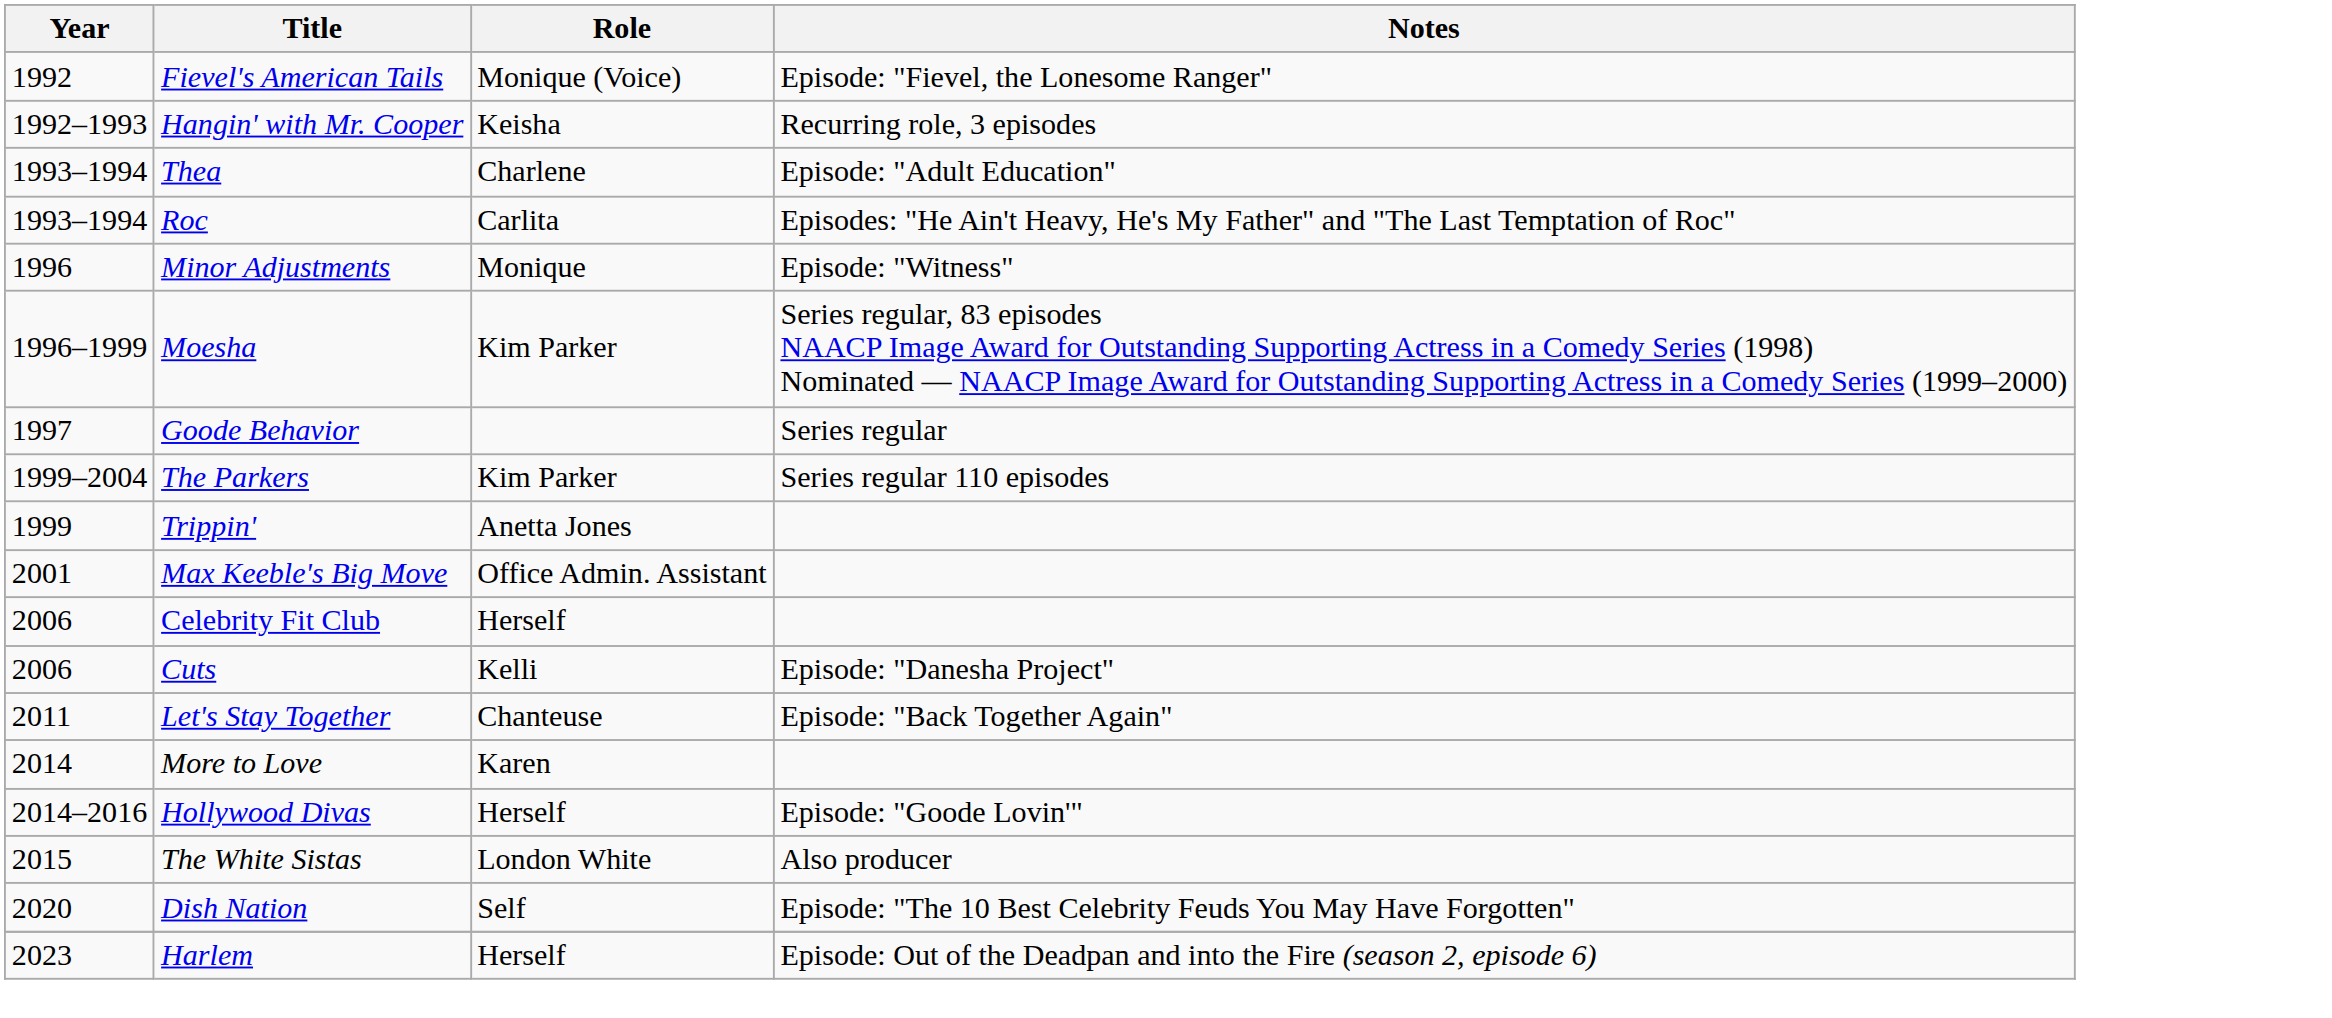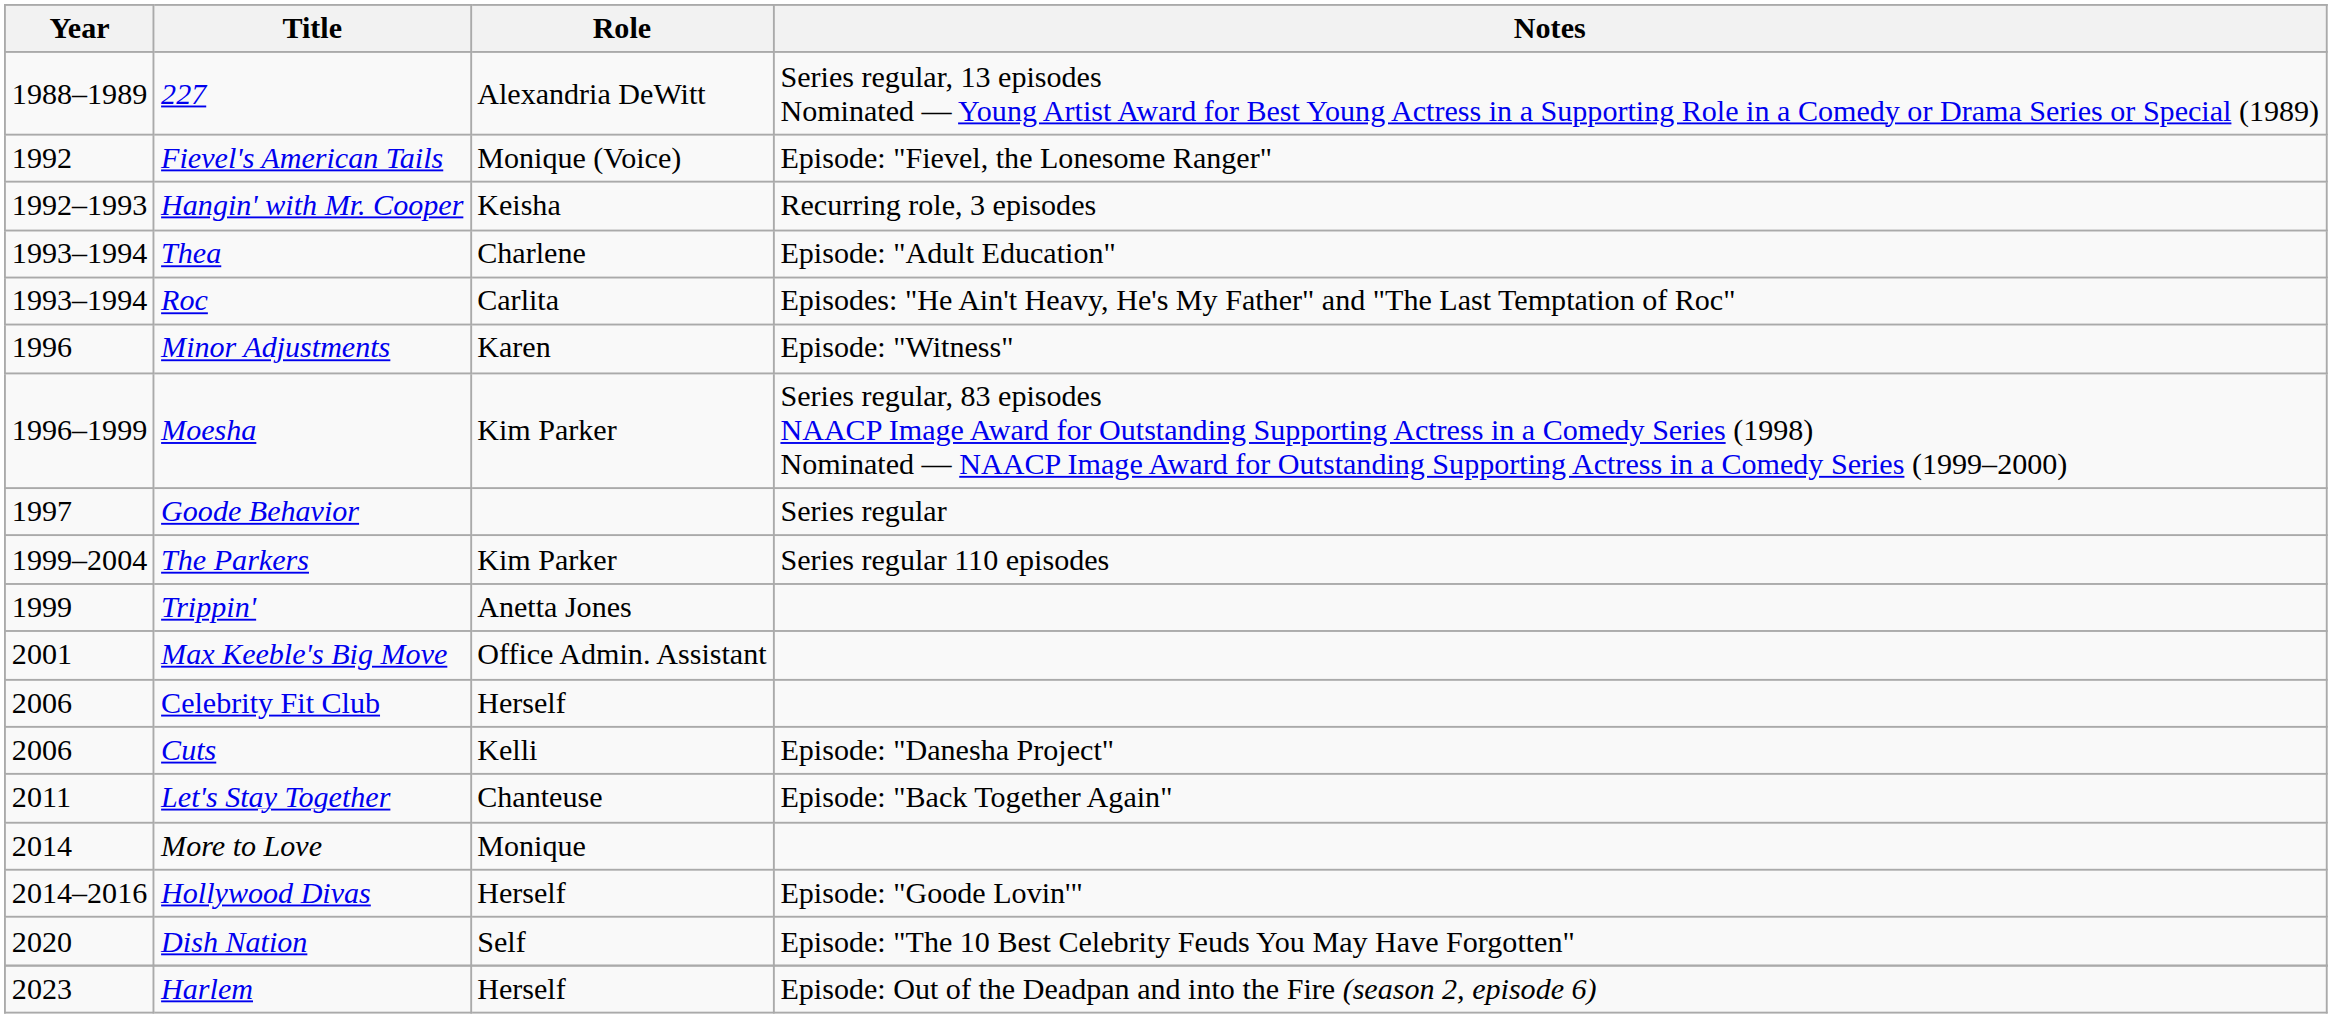+ row: (184, 92)
(532, 266) Monique -> (514, 348) Karen
(514, 763) Karen -> (532, 845) Monique
- row: (261, 859)
